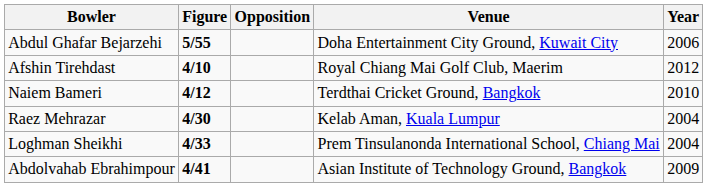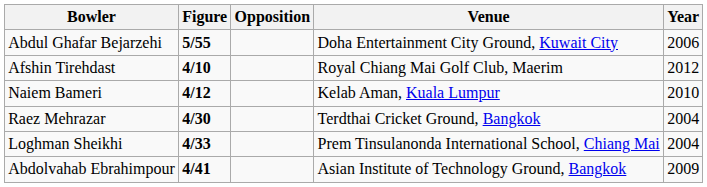(429, 93) Terdthai Cricket Ground, Bangkok -> (409, 93) Kelab Aman, Kuala Lumpur
(409, 118) Kelab Aman, Kuala Lumpur -> (429, 118) Terdthai Cricket Ground, Bangkok
